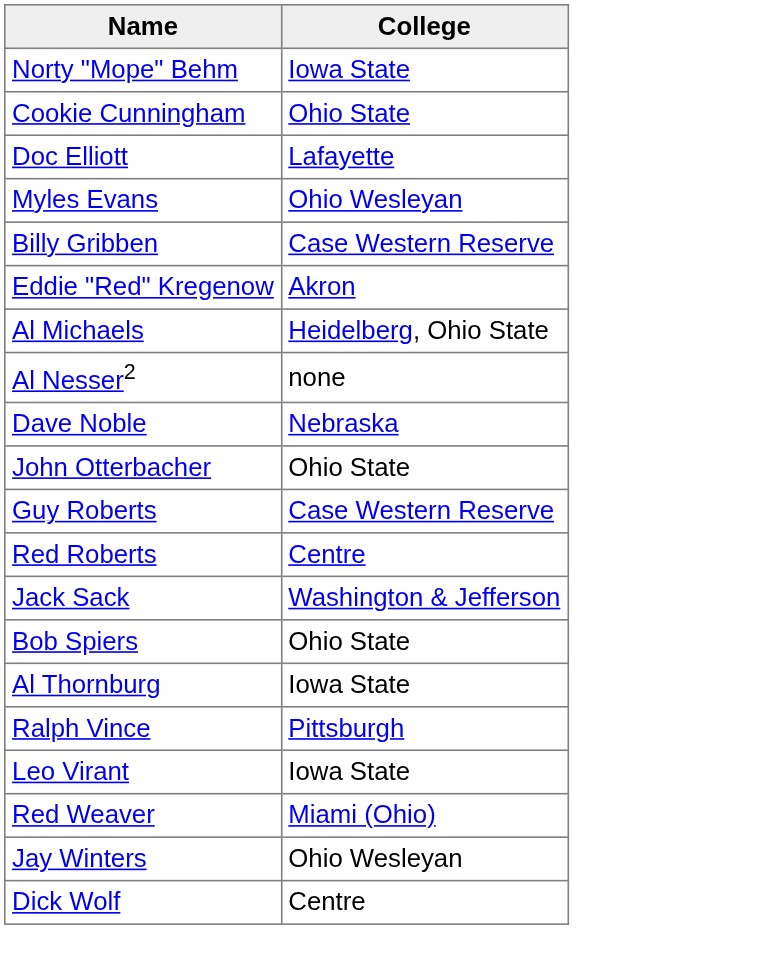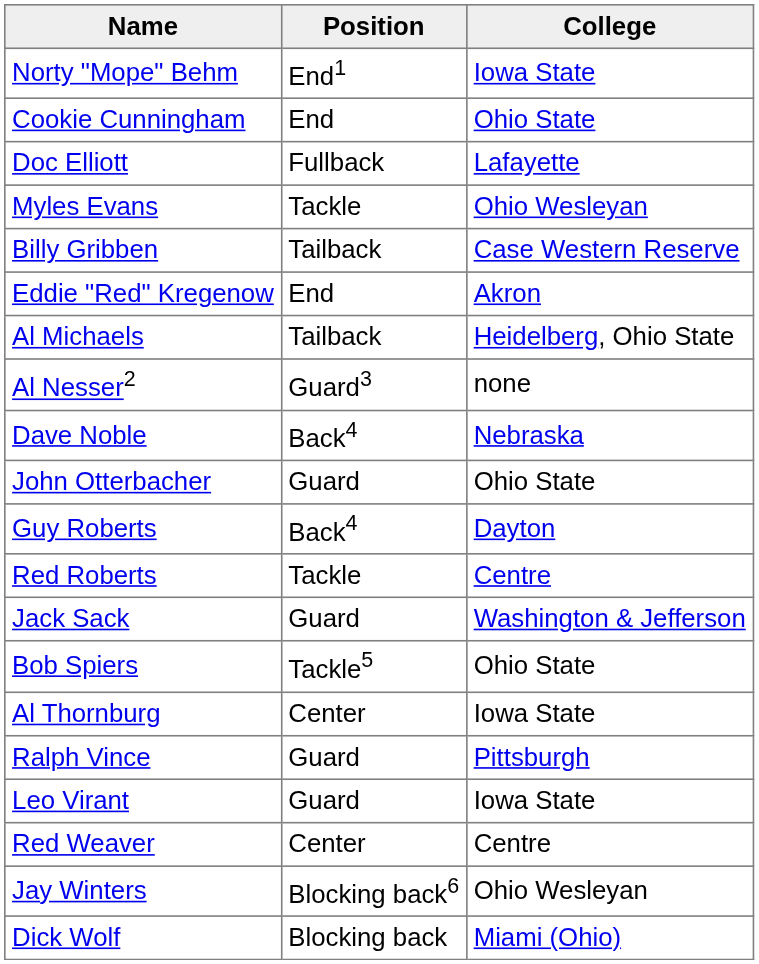+ column: (374, 26)
(421, 511) Case Western Reserve -> (514, 528) Dayton
(362, 815) Miami (Ohio) -> (512, 843) Centre
(327, 902) Centre -> (547, 937) Miami (Ohio)
